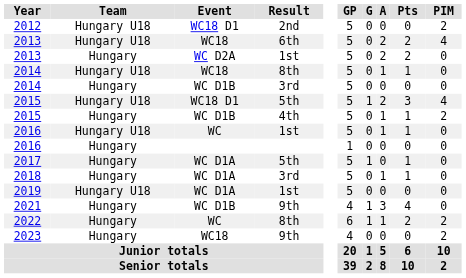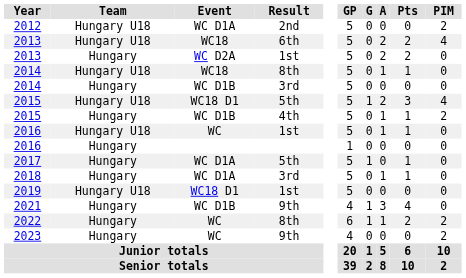(215, 26) WC18 D1 -> (215, 26) WC D1A
(215, 191) WC D1A -> (215, 191) WC18 D1
(215, 236) WC18 -> (215, 236) WC
